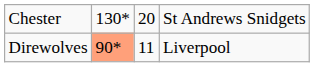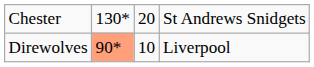(146, 47) 11 -> (146, 47) 10
